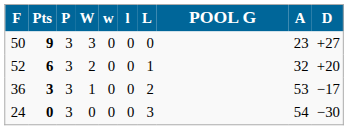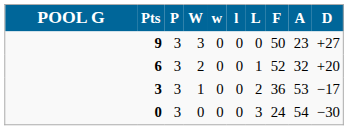columns swapped: (223, 18) <-> (17, 18)
